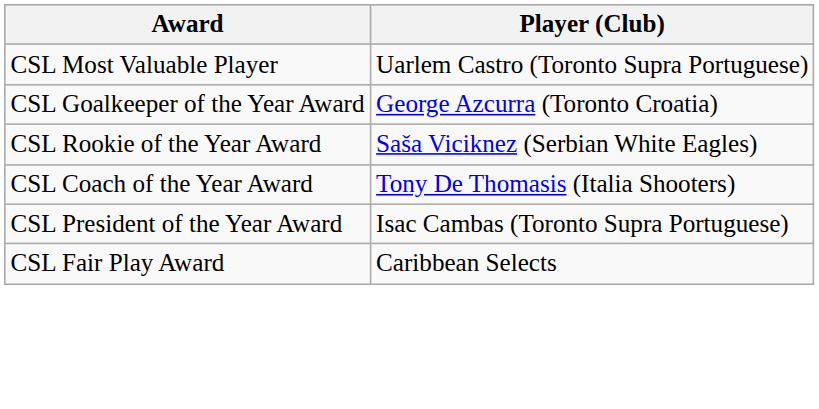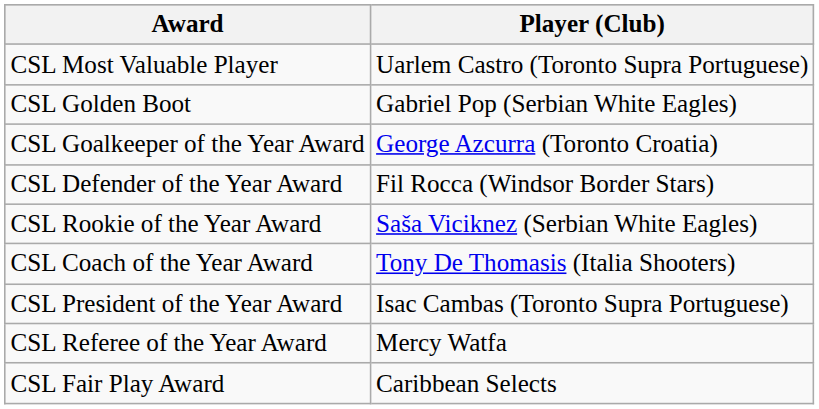+ row: (101, 104)
+ row: (176, 183)
+ row: (169, 343)
